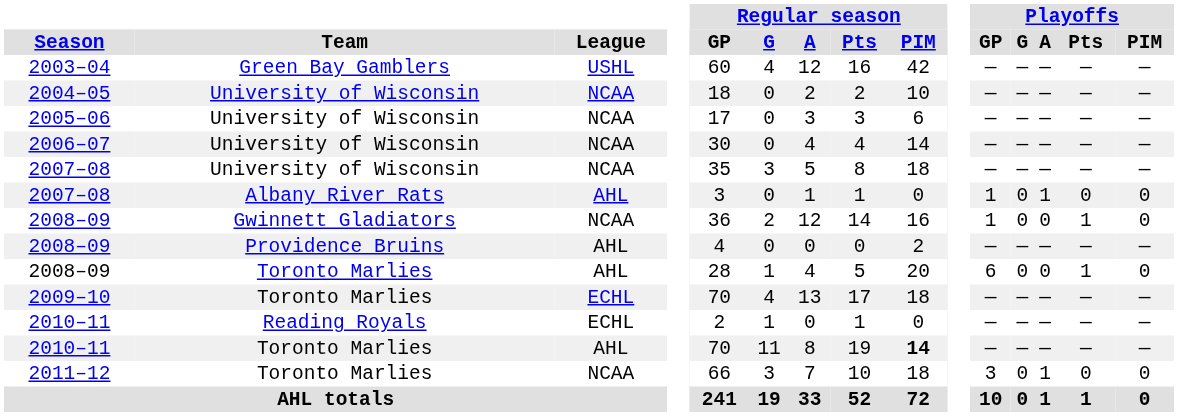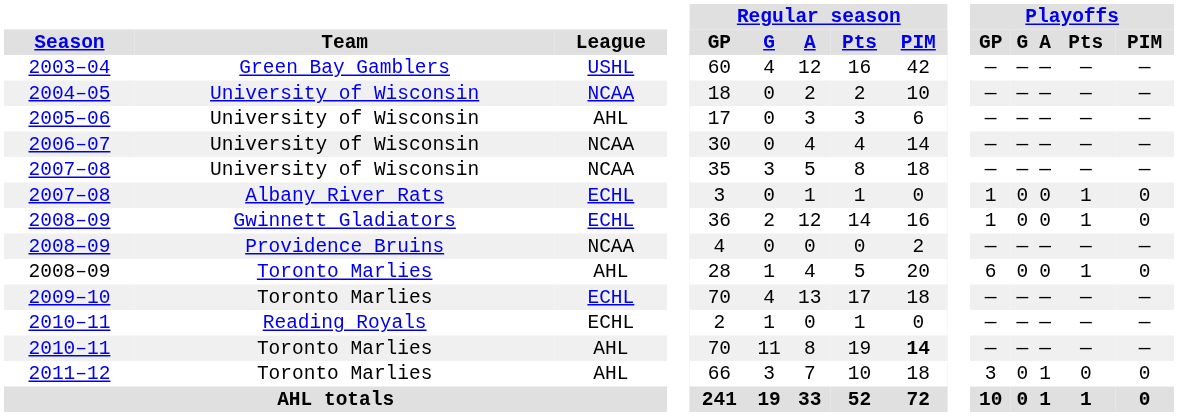(611, 119) NCAA -> (611, 119) AHL
(611, 195) AHL -> (611, 195) ECHL
(1045, 195) 1 -> (1045, 195) 0
(1086, 195) 0 -> (1086, 195) 1
(611, 221) NCAA -> (611, 221) ECHL
(611, 246) AHL -> (611, 246) NCAA
(611, 374) NCAA -> (611, 374) AHL
